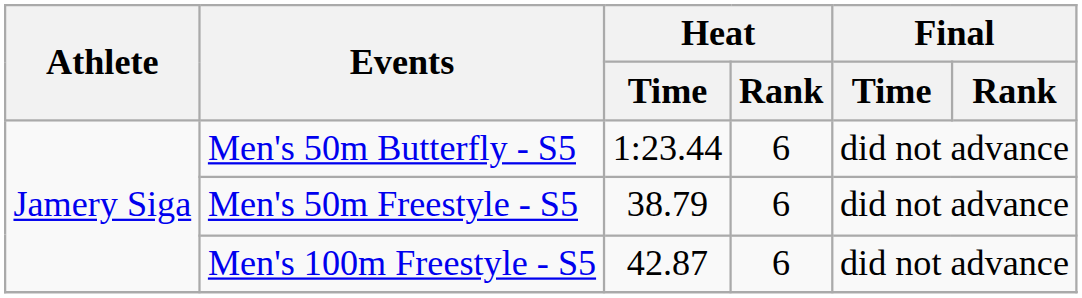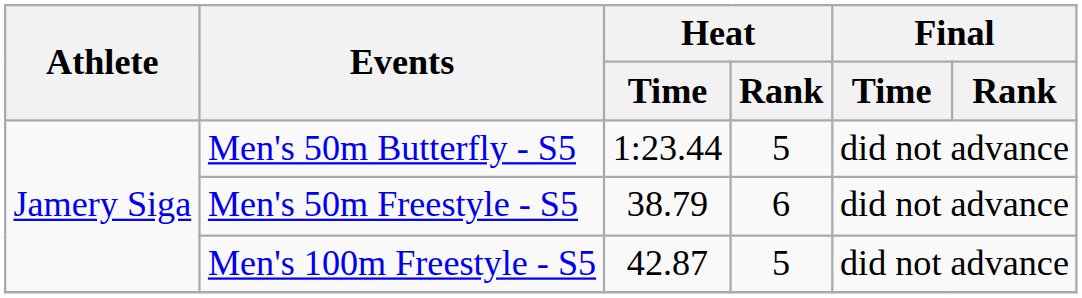(781, 147) 6 -> (781, 147) 5
(781, 262) 6 -> (781, 262) 5
